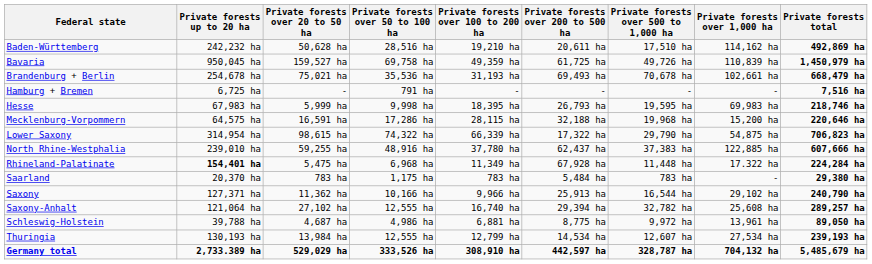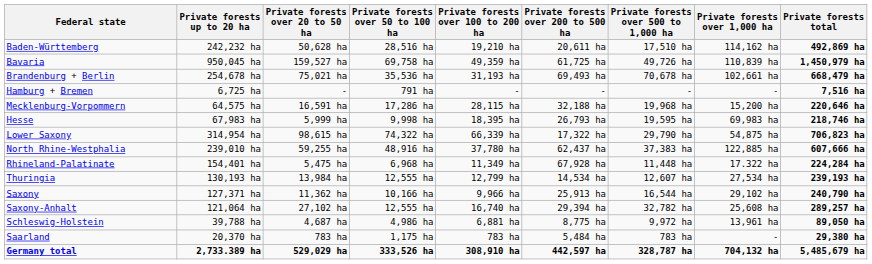rows swapped: (20, 105) <-> (66, 120)
(234, 164) bold -> (234, 164) normal
rows swapped: (28, 179) <-> (31, 237)
